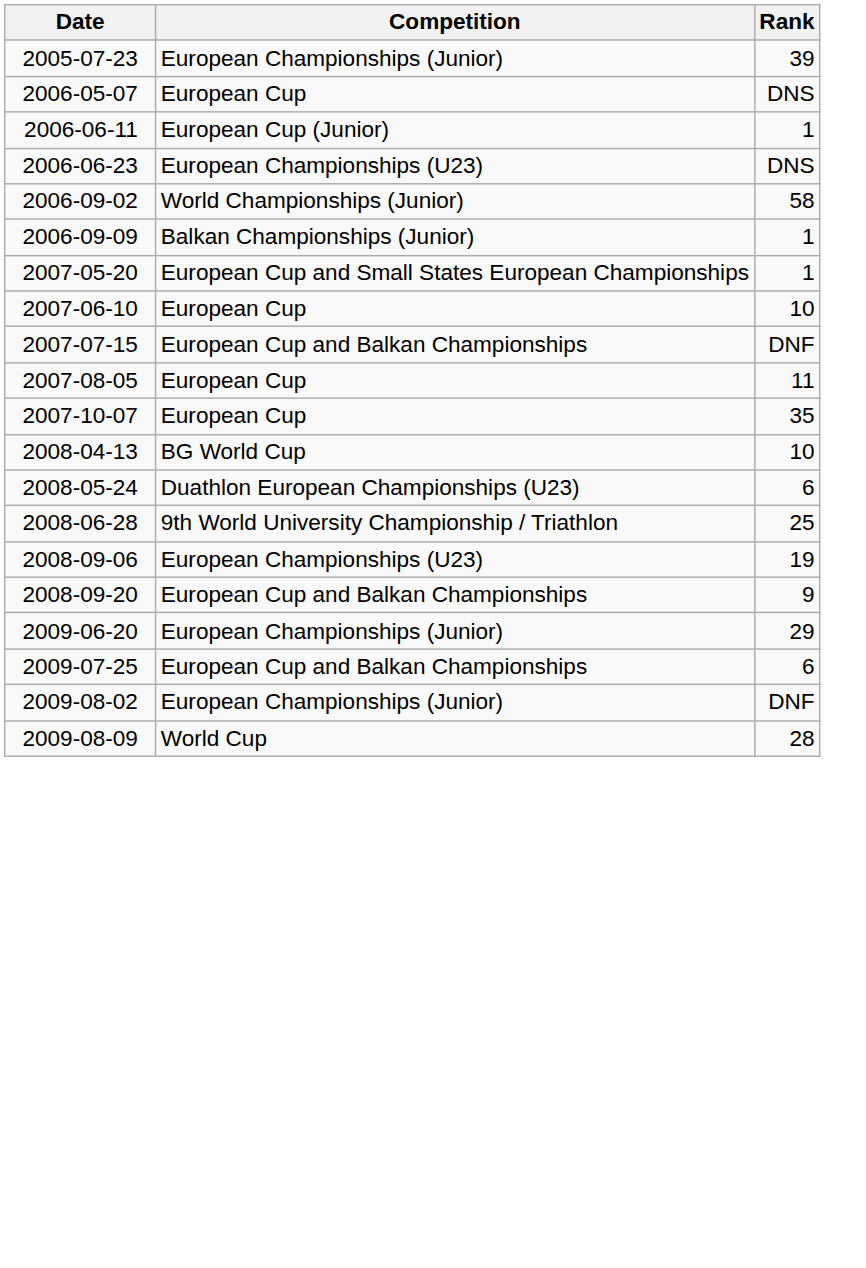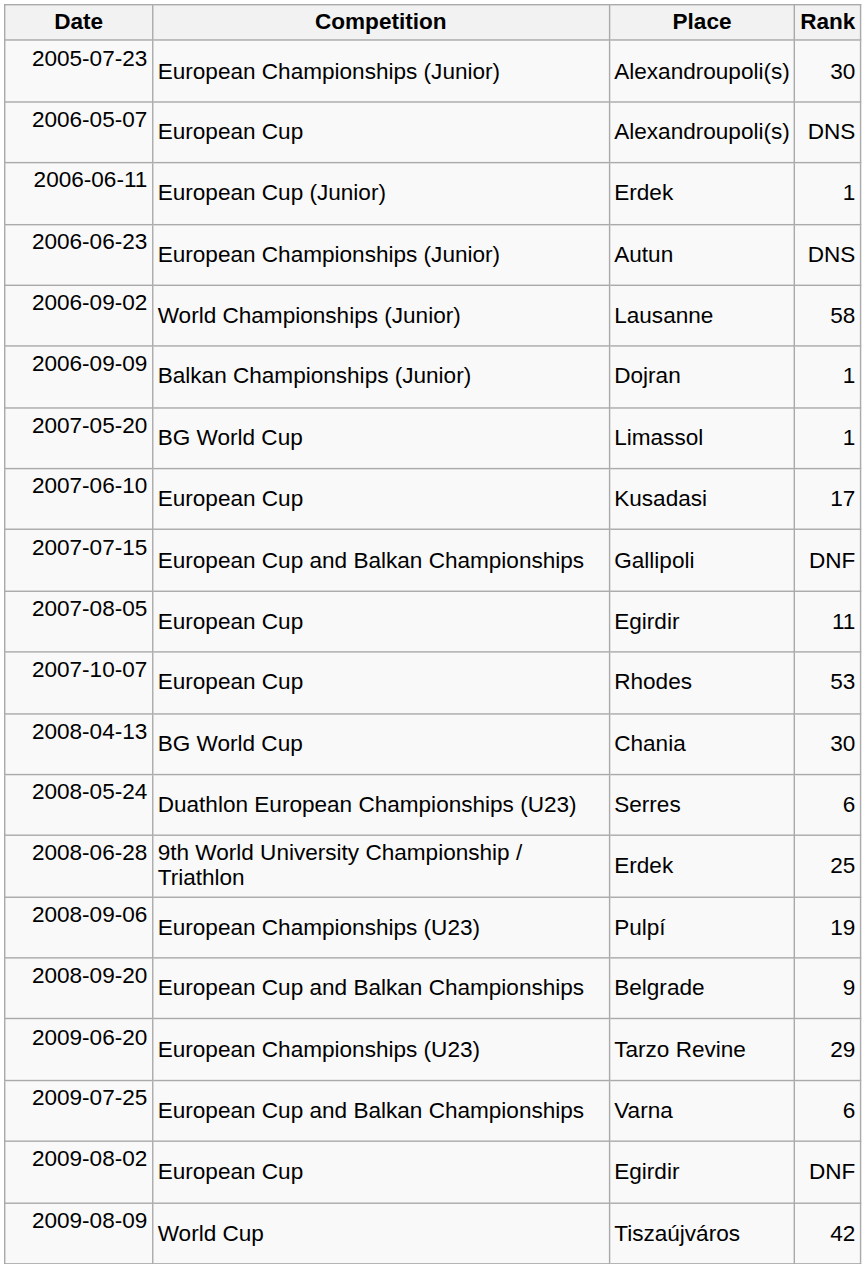+ column: (702, 22)
(802, 58) 39 -> (843, 70) 30
(322, 165) European Championships (U23) -> (329, 254) European Championships (Junior)
(455, 272) European Cup and Small States European Championships -> (230, 437) BG World Cup
(802, 308) 10 -> (843, 498) 17
(802, 415) 35 -> (843, 682) 53
(802, 451) 10 -> (843, 743) 30
(332, 630) European Championships (Junior) -> (319, 1049) European Championships (U23)
(332, 702) European Championships (Junior) -> (230, 1171) European Cup
(802, 737) 28 -> (843, 1232) 42
